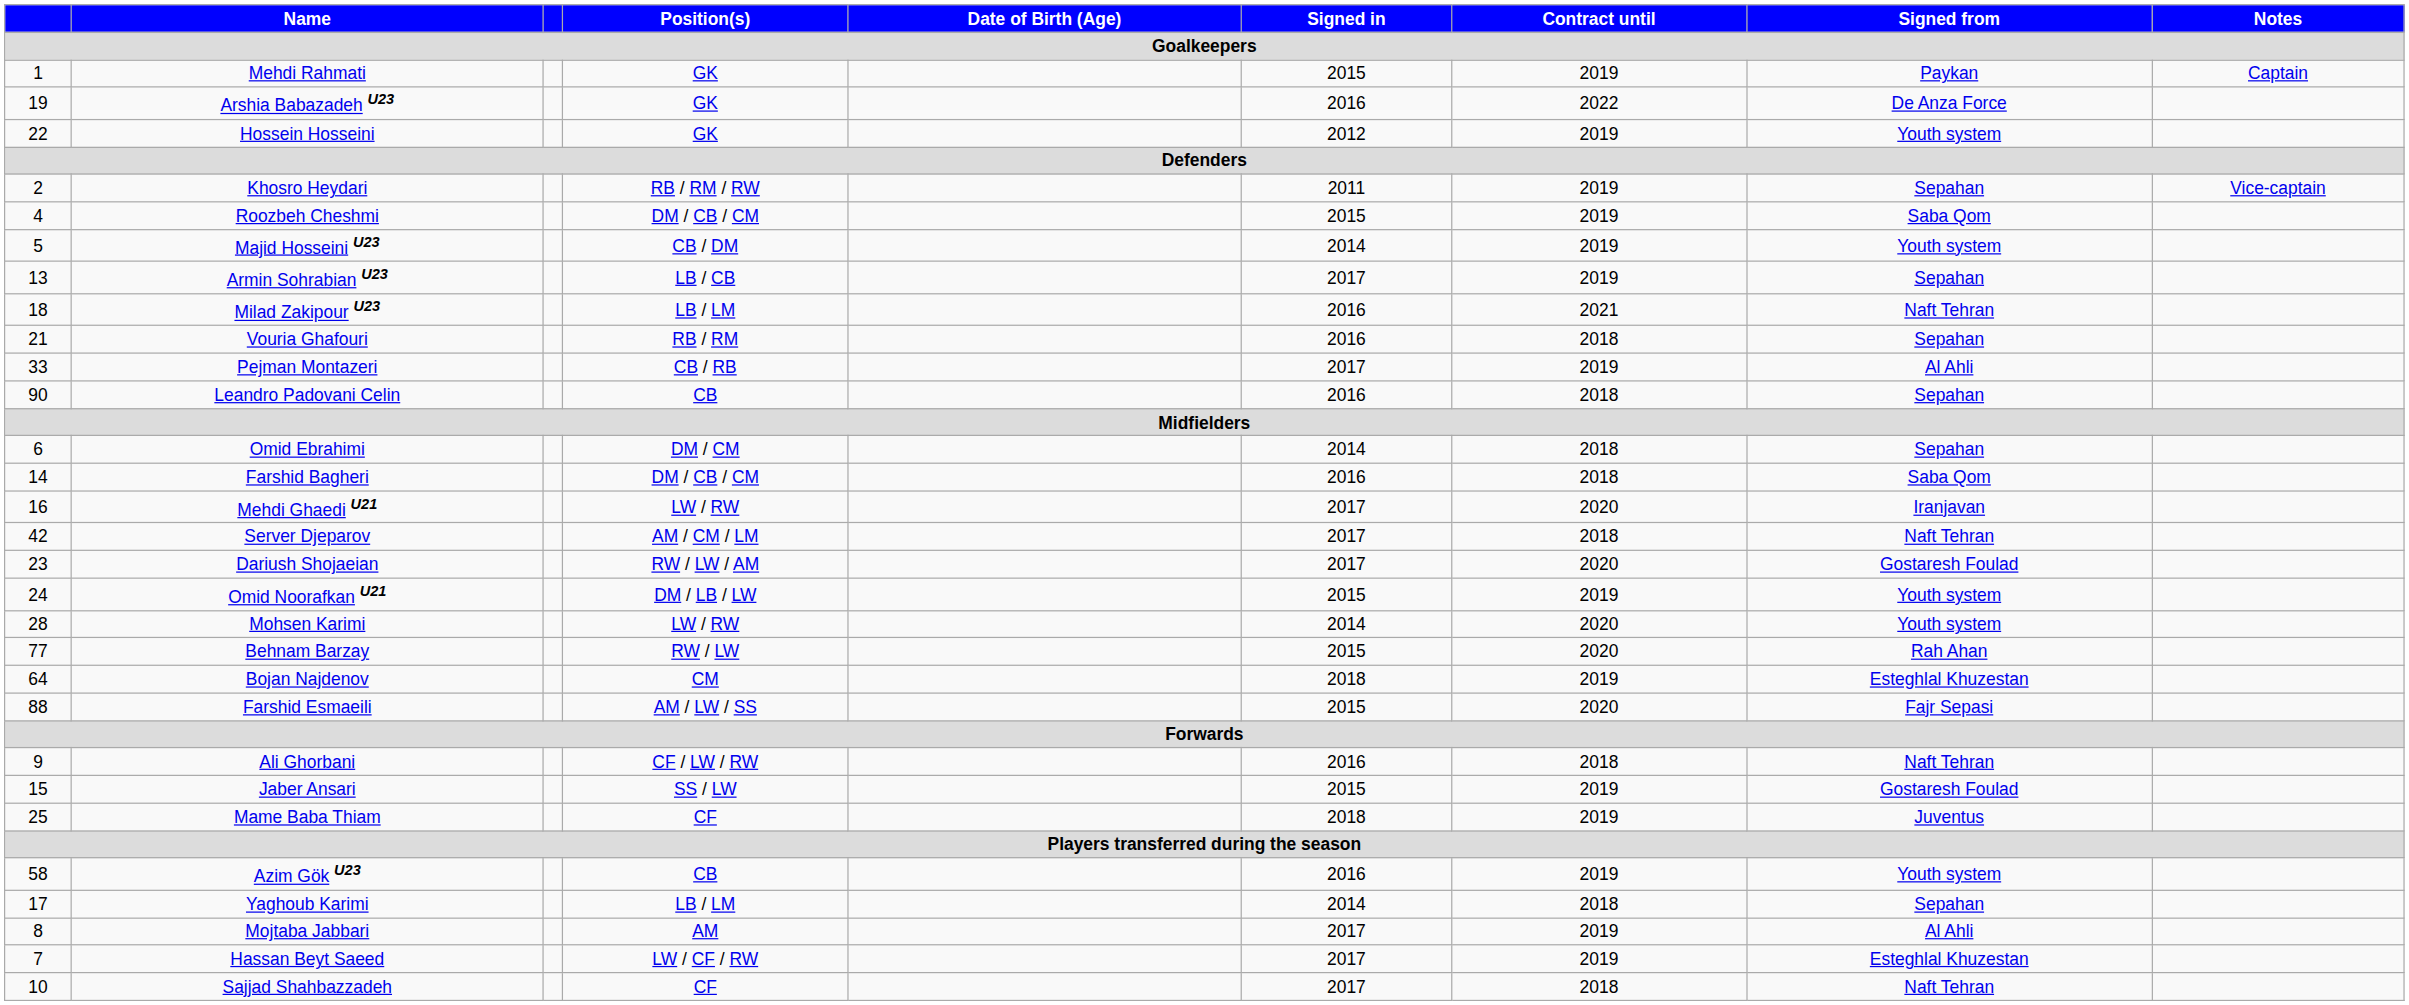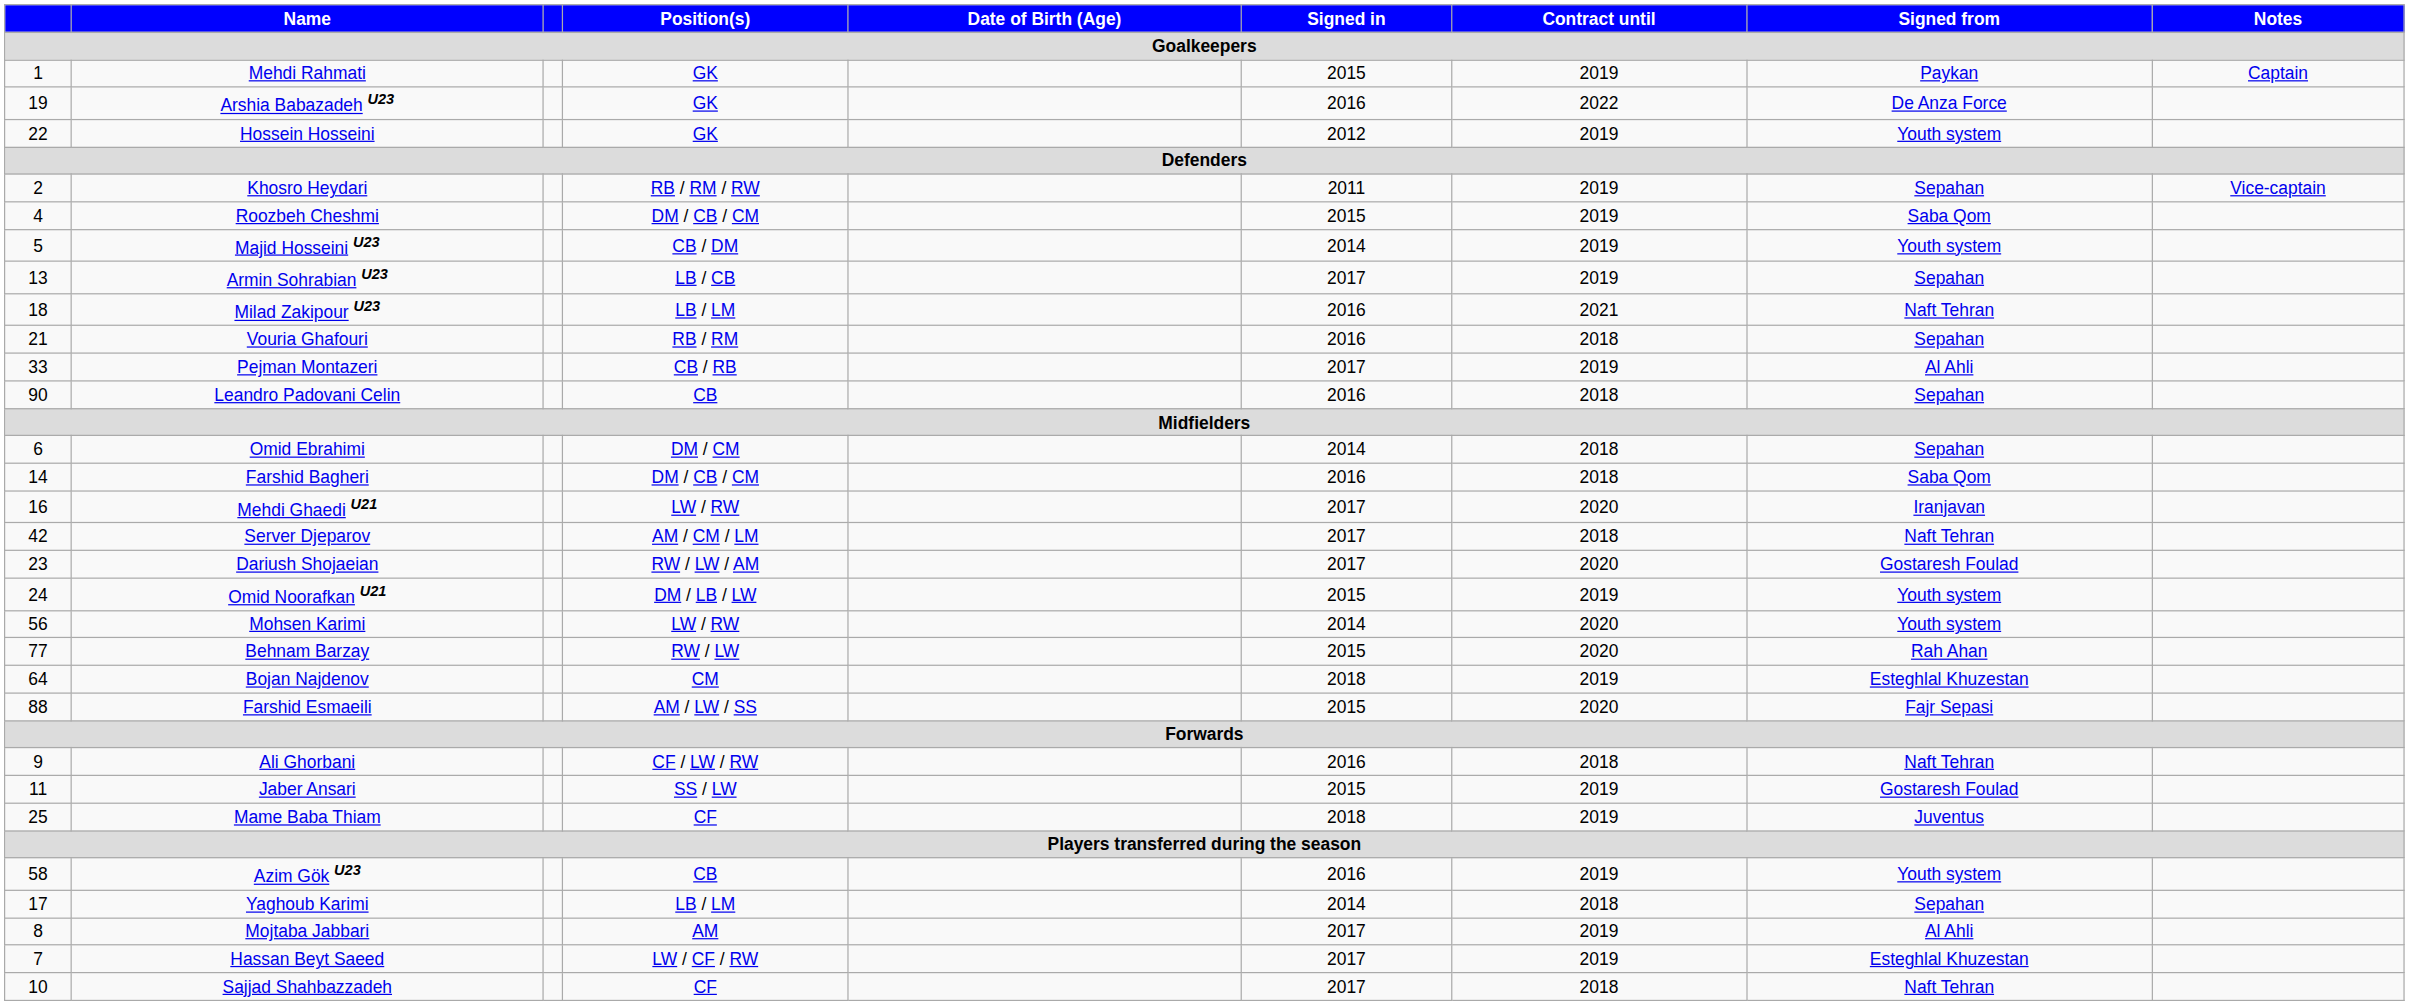(38, 624) 28 -> (38, 624) 56
(38, 790) 15 -> (38, 790) 11
